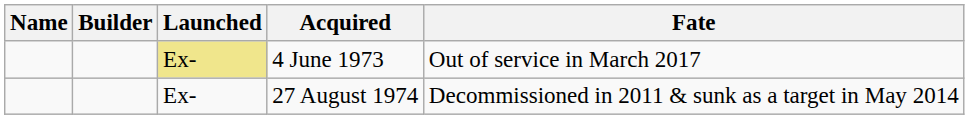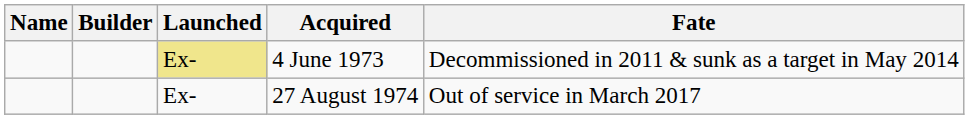(565, 59) Out of service in March 2017 -> (694, 59) Decommissioned in 2011 & sunk as a target in May 2014
(694, 95) Decommissioned in 2011 & sunk as a target in May 2014 -> (565, 95) Out of service in March 2017
